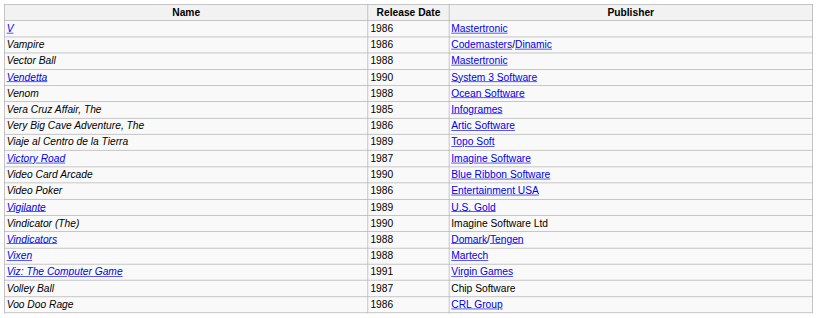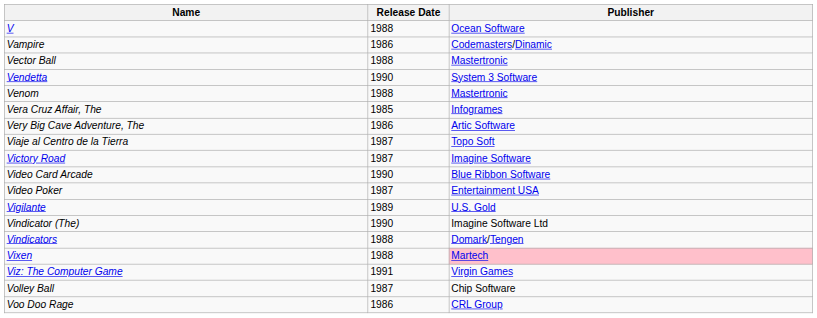(382, 28) 1986 -> (382, 28) 1988
(479, 28) Mastertronic -> (488, 28) Ocean Software
(488, 93) Ocean Software -> (479, 93) Mastertronic
(382, 142) 1989 -> (382, 142) 1987
(382, 191) 1986 -> (382, 191) 1987
(470, 256) no background -> (470, 256) pink background
